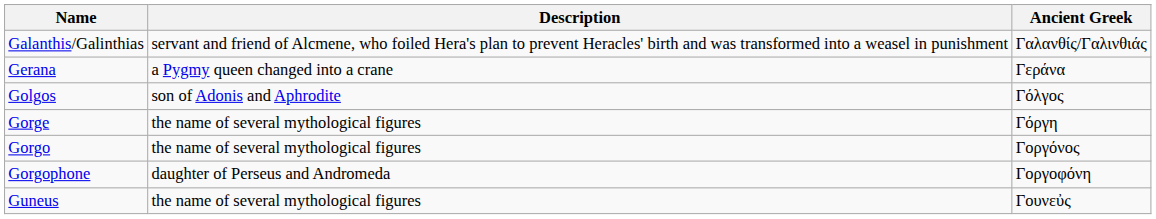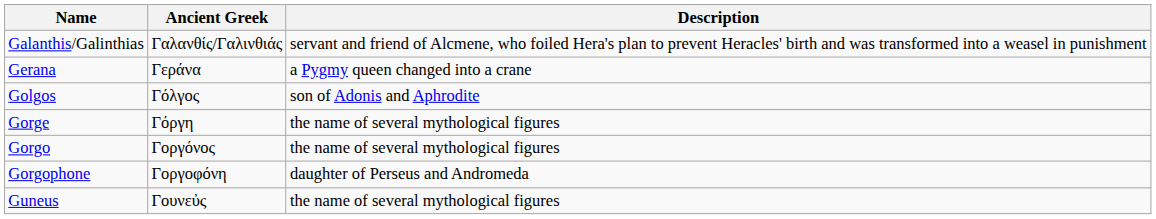columns swapped: (1081, 17) <-> (580, 17)
